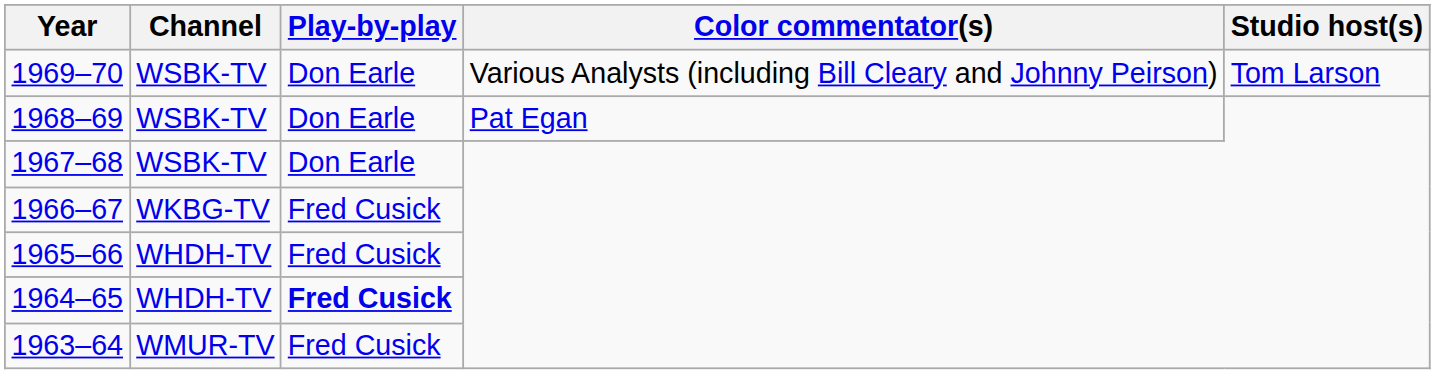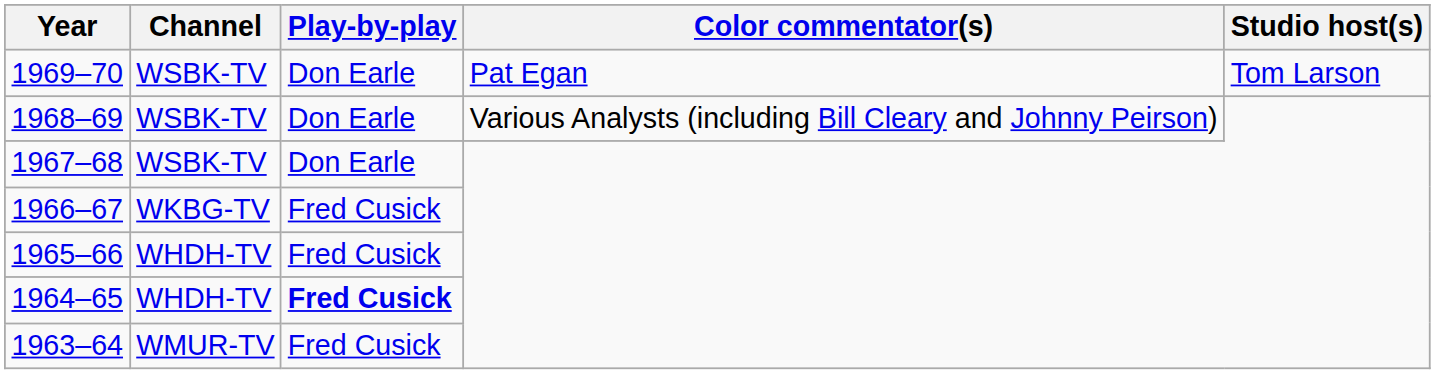(844, 72) Various Analysts (including Bill Cleary and Johnny Peirson) -> (529, 72) Pat Egan
(529, 118) Pat Egan -> (844, 118) Various Analysts (including Bill Cleary and Johnny Peirson)
